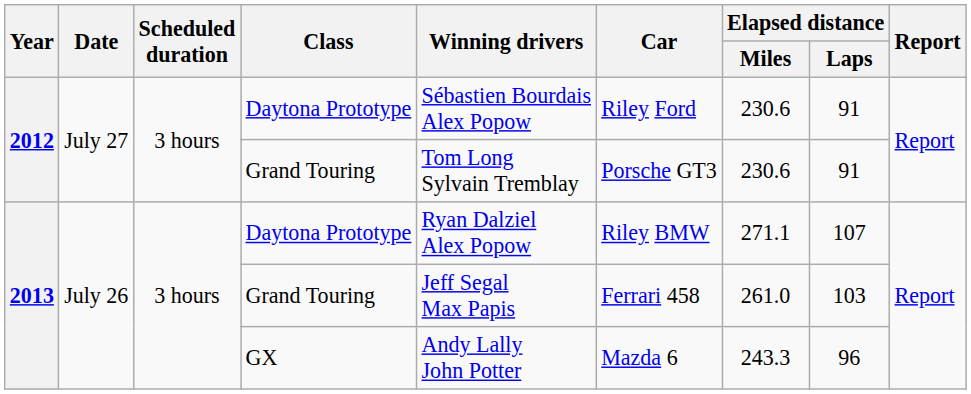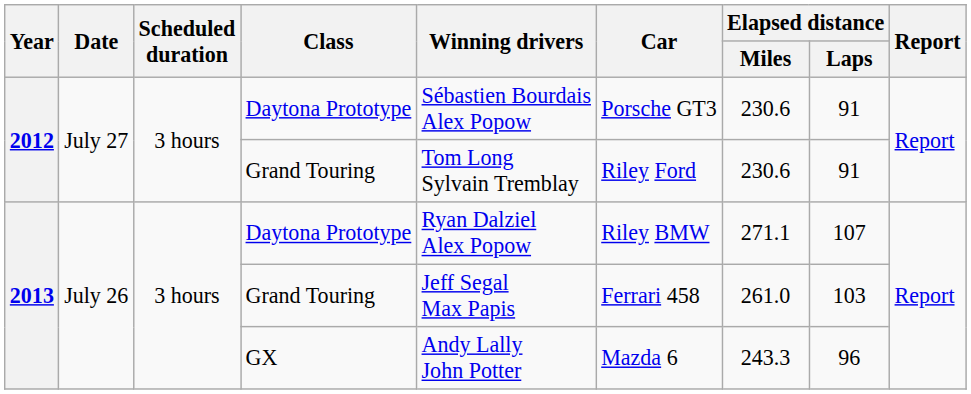(649, 108) Riley Ford -> (659, 108) Porsche GT3
(659, 171) Porsche GT3 -> (649, 171) Riley Ford
